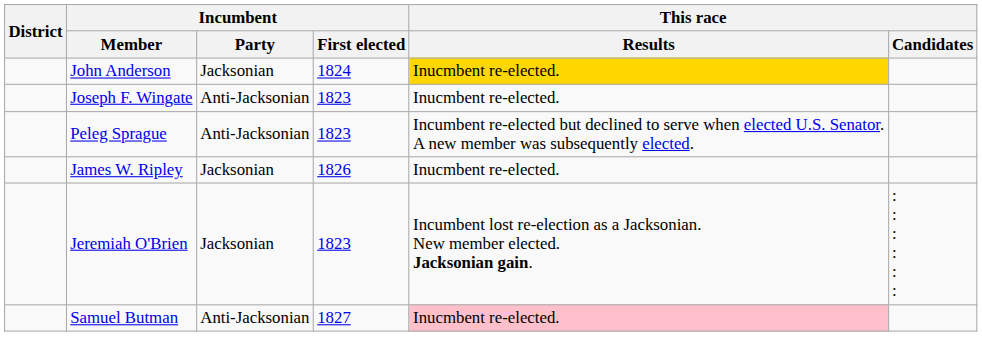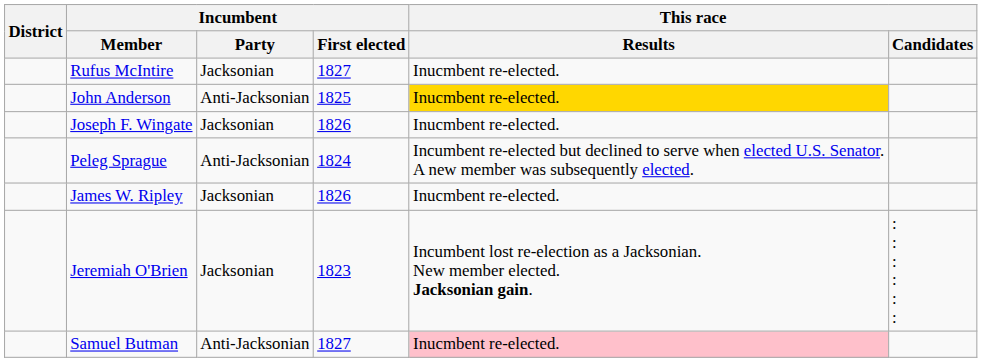+ row: (122, 71)
(237, 71) Jacksonian -> (255, 97) Anti-Jacksonian
(334, 71) 1824 -> (334, 97) 1825
(255, 97) Anti-Jacksonian -> (237, 124) Jacksonian
(334, 97) 1823 -> (334, 124) 1826
(334, 133) 1823 -> (334, 160) 1824
